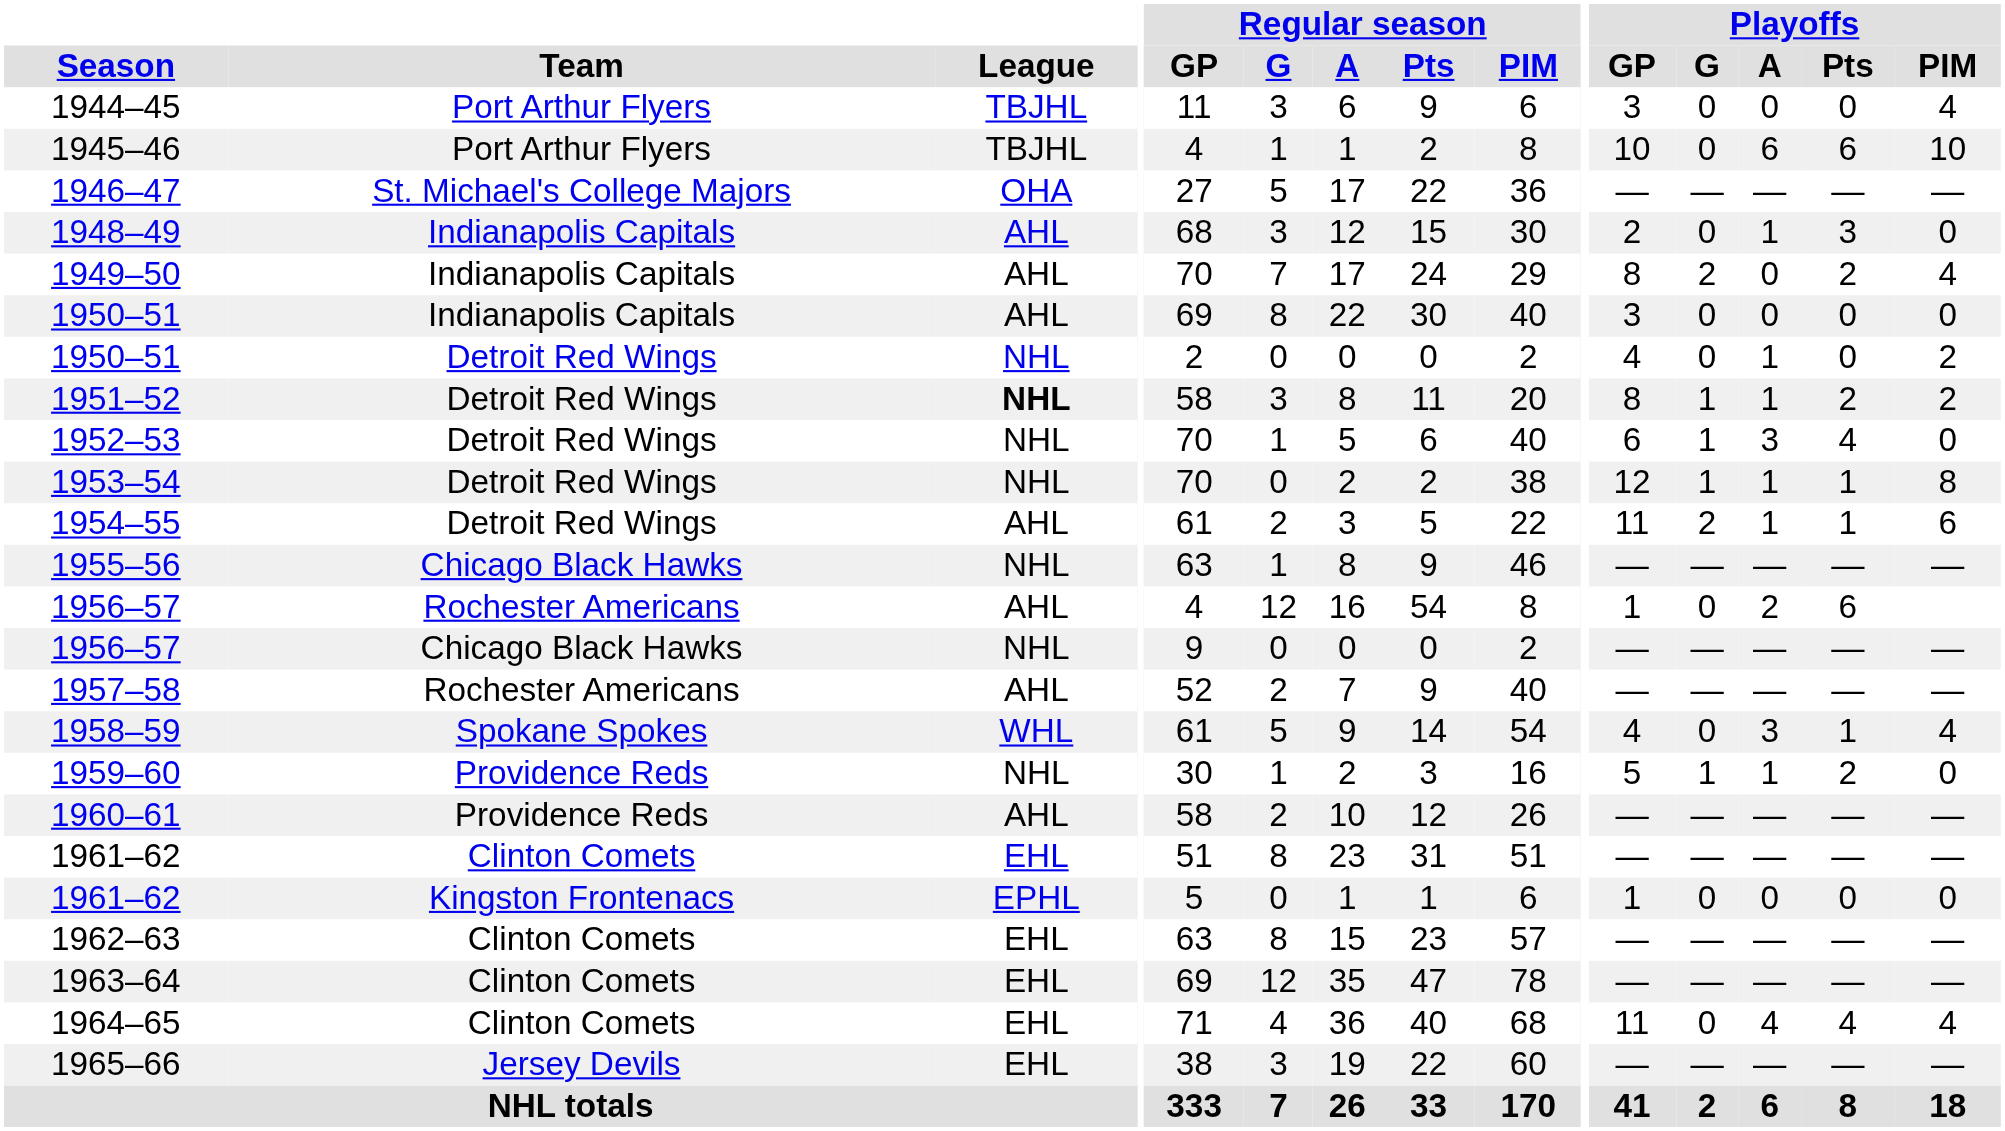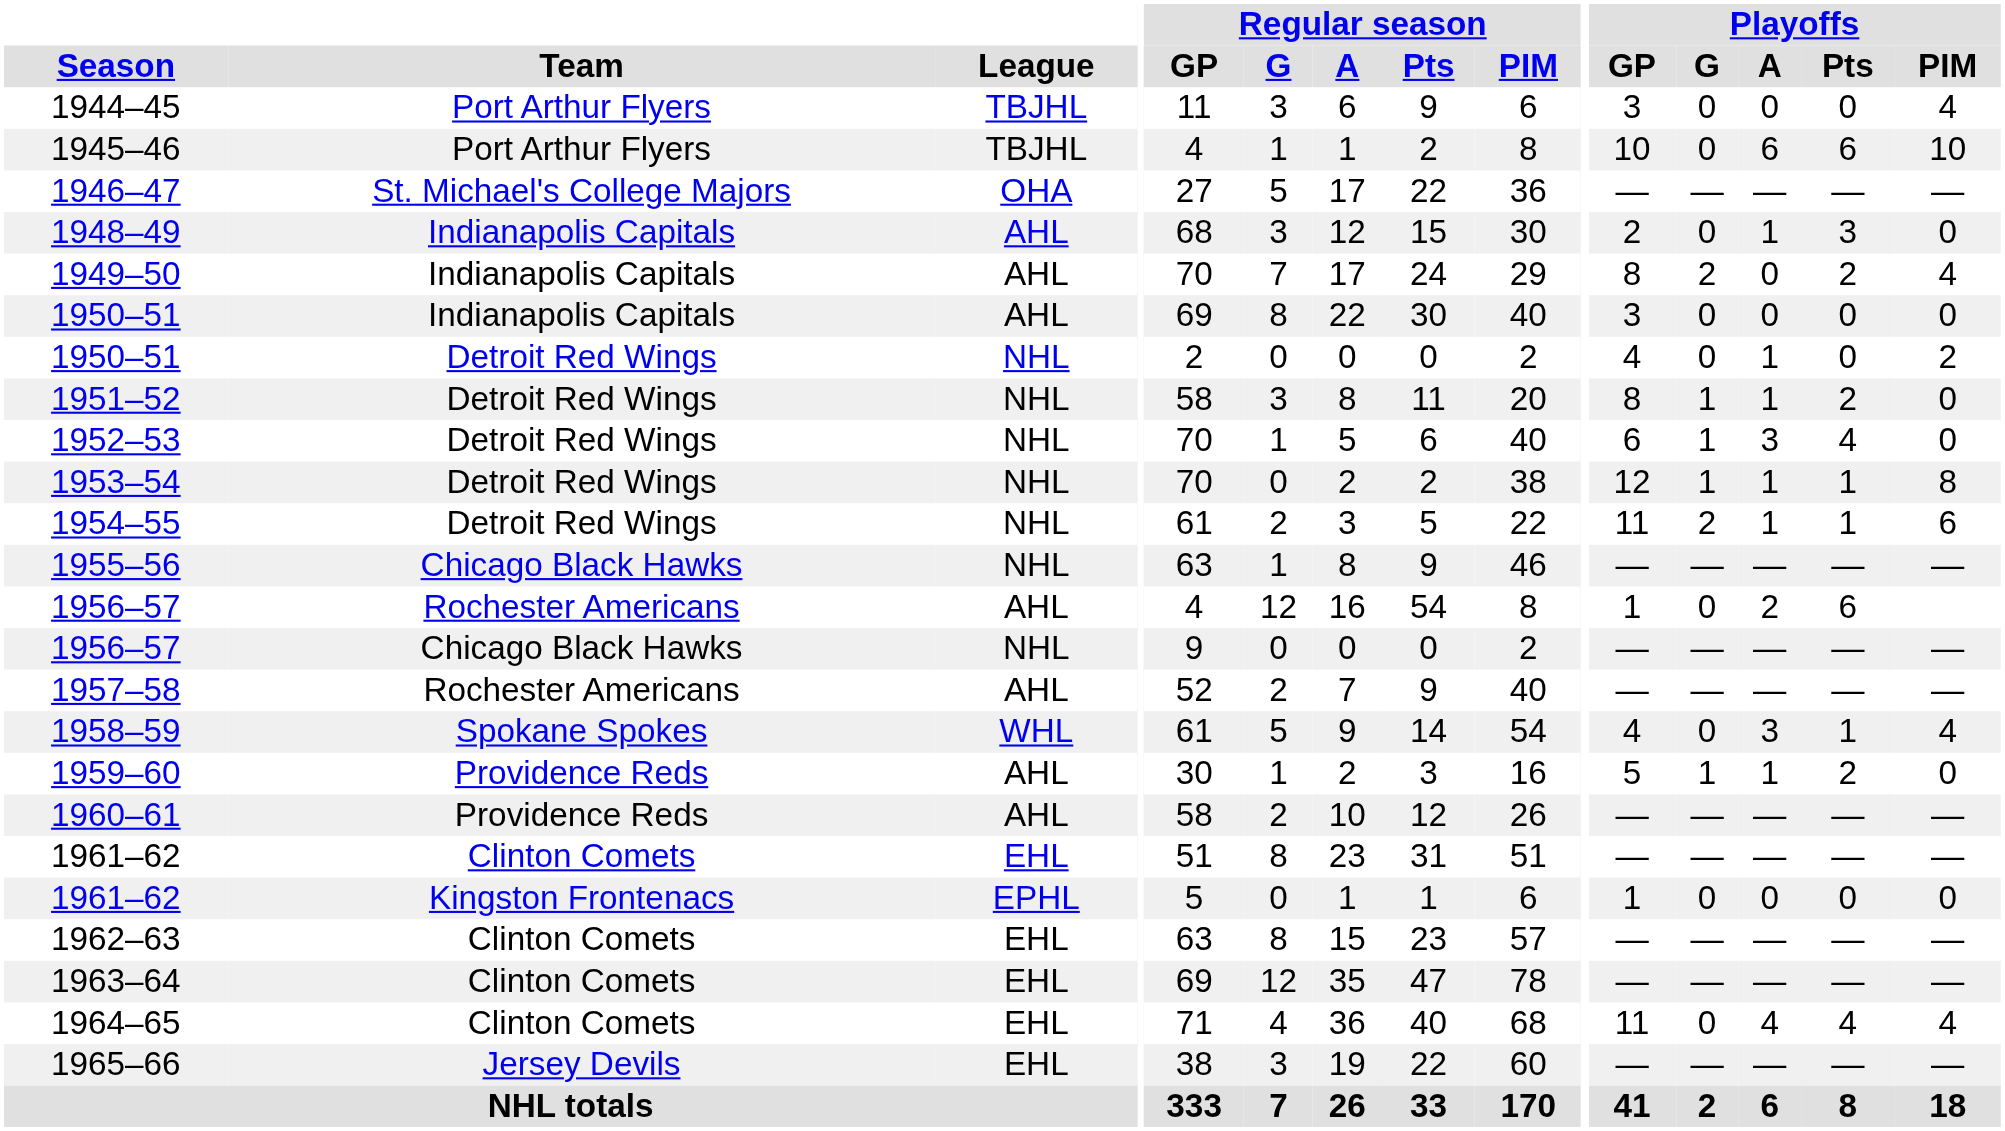(1036, 398) bold -> (1036, 398) normal
(1948, 398) 2 -> (1948, 398) 0
(1036, 523) AHL -> (1036, 523) NHL
(1036, 773) NHL -> (1036, 773) AHL
